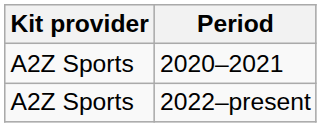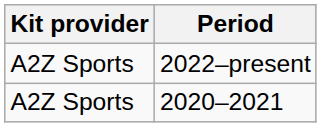rows swapped: (222, 63) <-> (235, 102)
